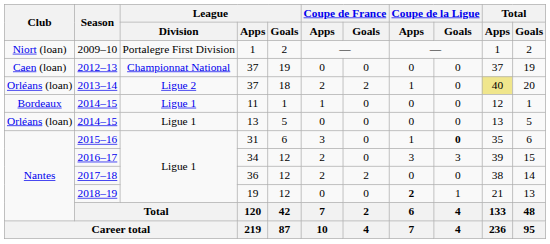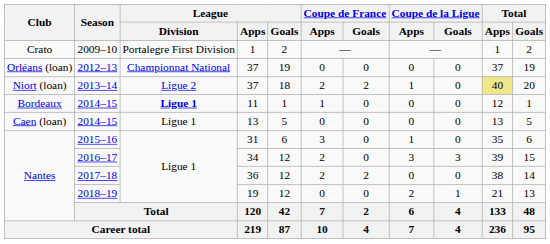(40, 49) Niort (loan) -> (40, 49) Crato
(40, 67) Caen (loan) -> (40, 67) Orléans (loan)
(40, 85) Orléans (loan) -> (40, 85) Niort (loan)
(179, 103) normal -> (179, 103) bold
(40, 121) Orléans (loan) -> (40, 121) Caen (loan)
(458, 139) bold -> (458, 139) normal
(411, 193) bold -> (411, 193) normal
